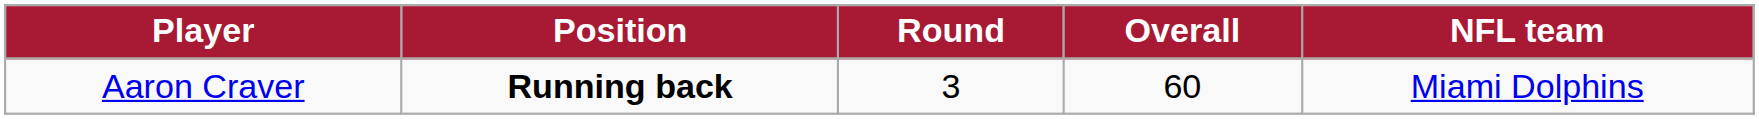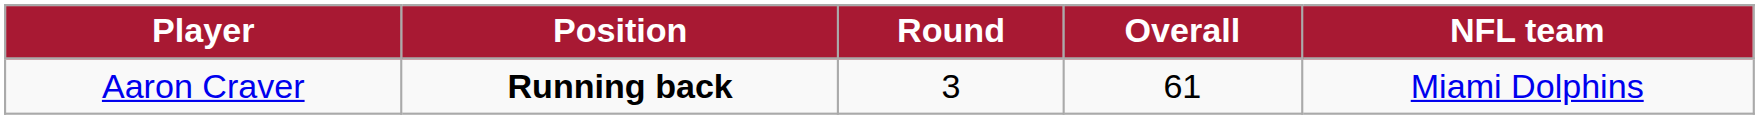(1182, 85) 60 -> (1182, 85) 61
